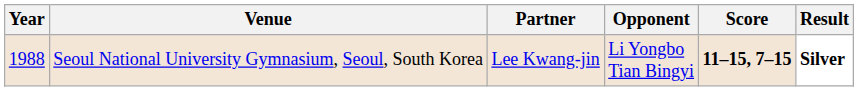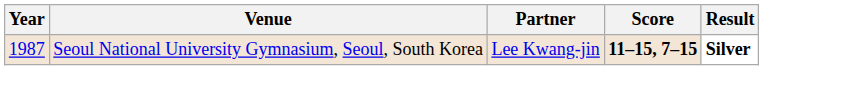- column: (651, 19)
(27, 60) 1988 -> (27, 49) 1987
